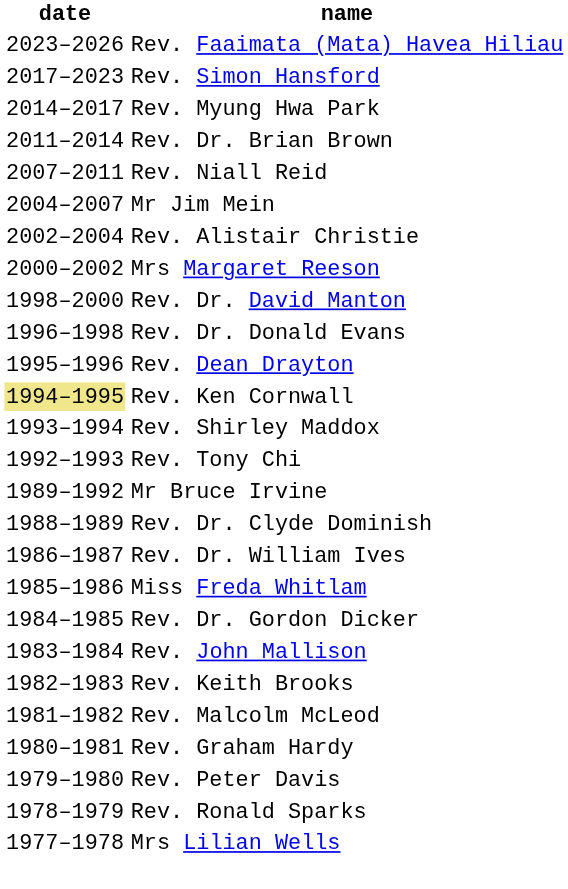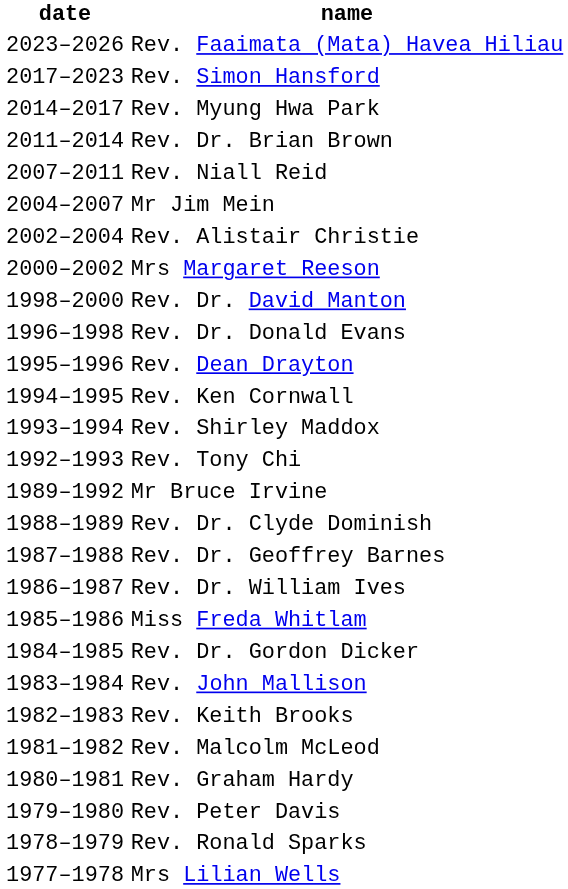(65, 397) khaki background -> (65, 397) no background
+ row: (288, 556)
